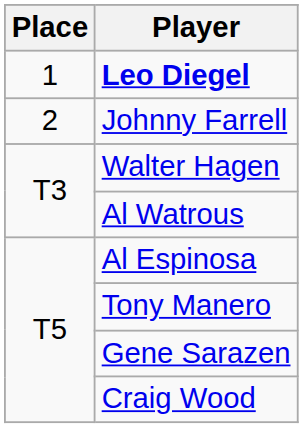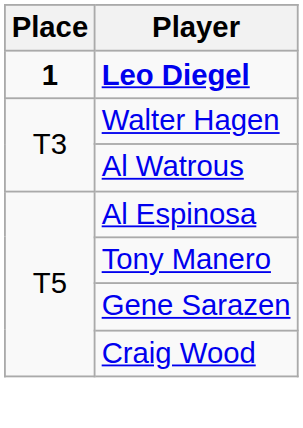(50, 74) normal -> (50, 74) bold
- row: (194, 120)
